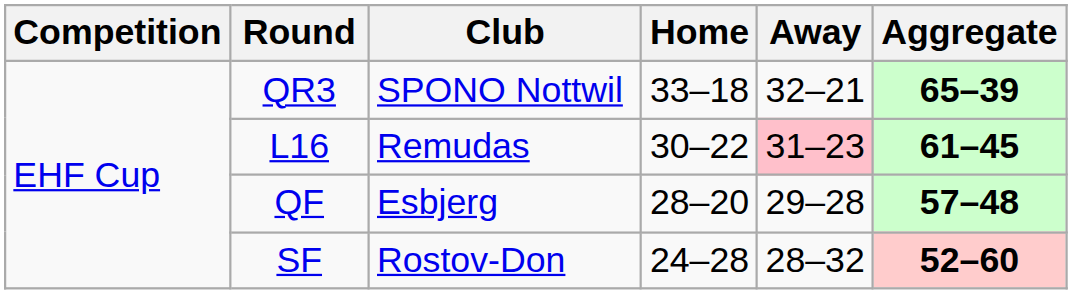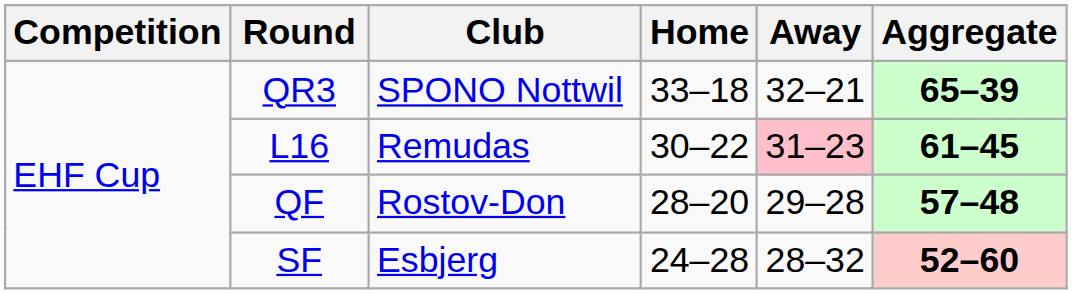(437, 202) Esbjerg -> (471, 202) Rostov-Don
(471, 259) Rostov-Don -> (437, 259) Esbjerg
